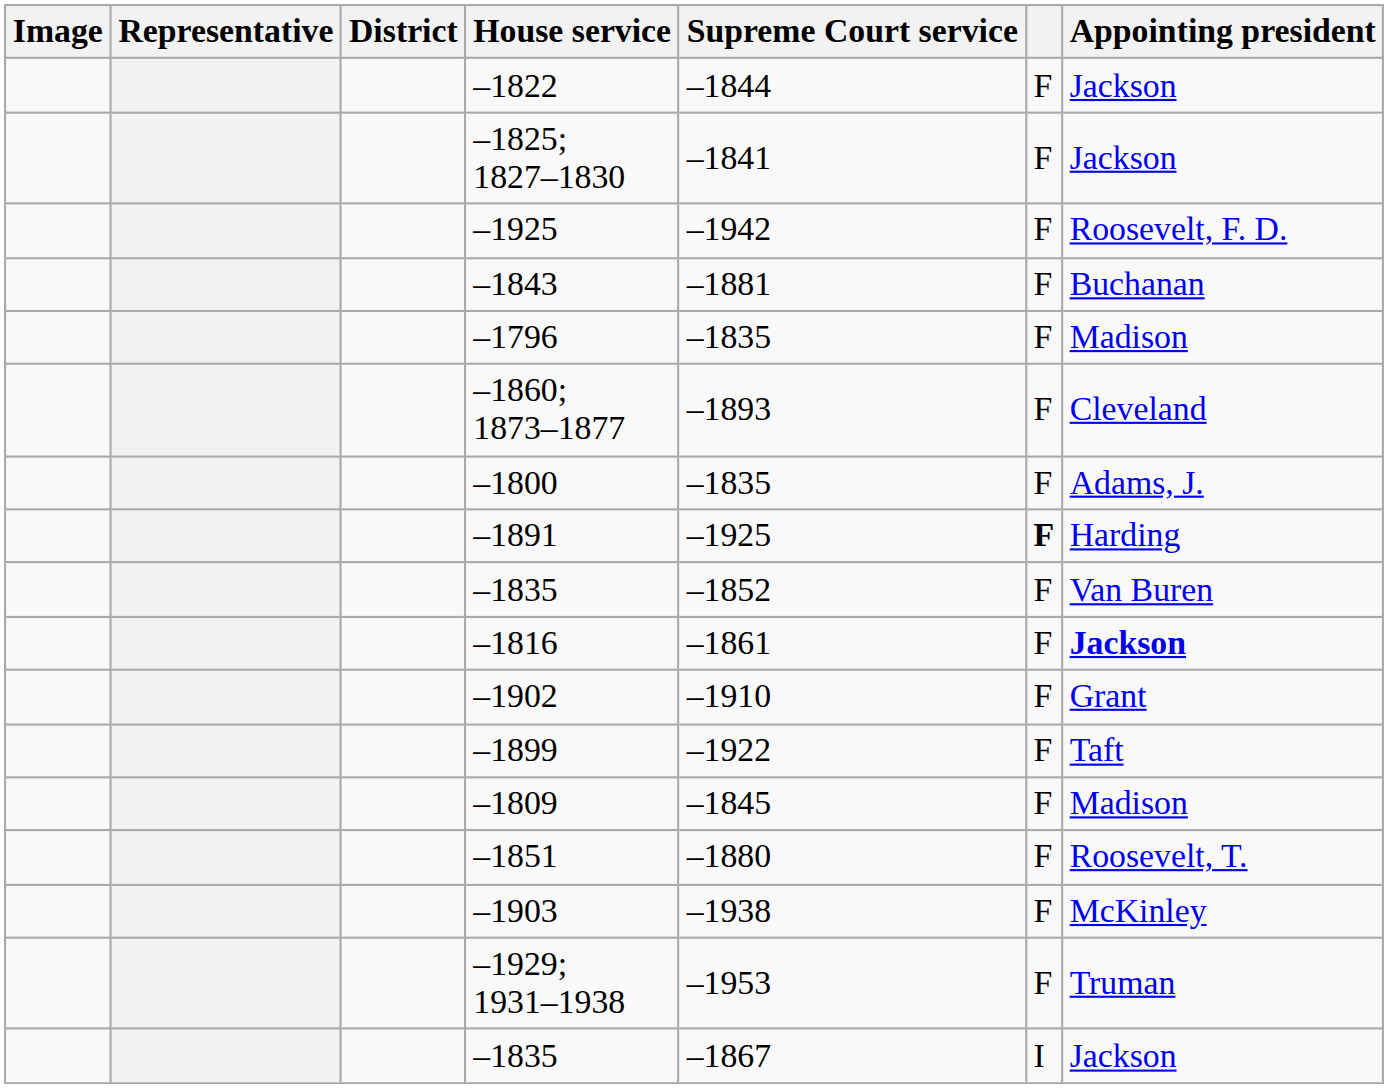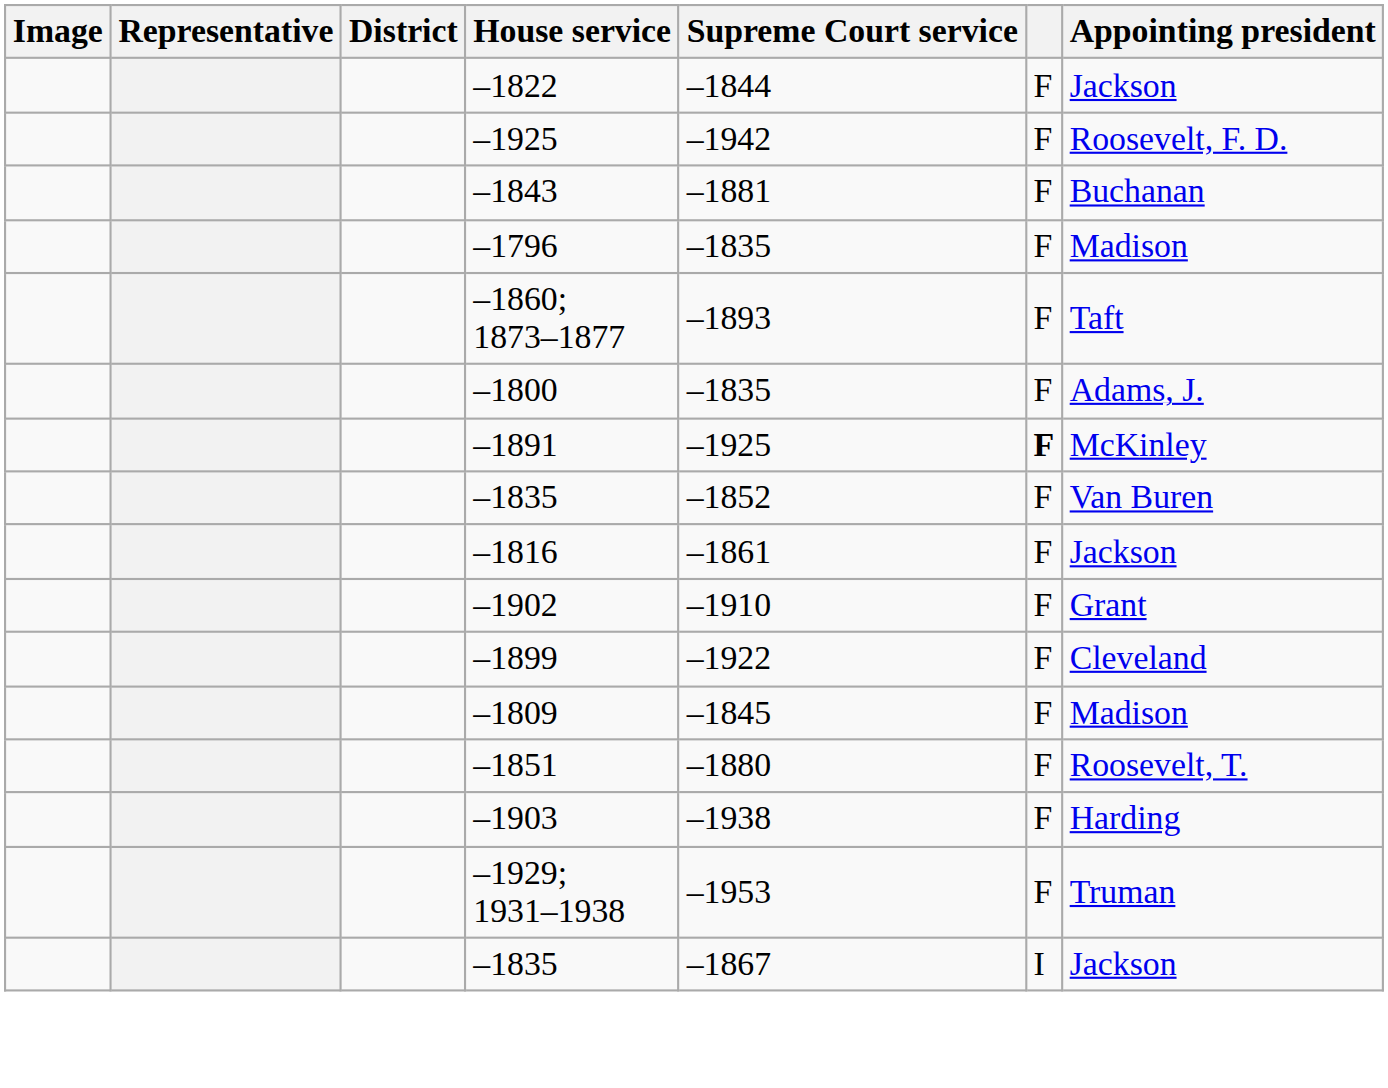- row: (58, 158)
(1138, 409) Cleveland -> (1097, 317) Taft
(1125, 535) Harding -> (1138, 444) McKinley
(1128, 642) bold -> (1123, 551) normal
(1097, 749) Taft -> (1138, 658) Cleveland
(1138, 910) McKinley -> (1125, 818) Harding
